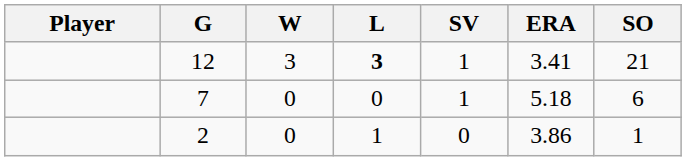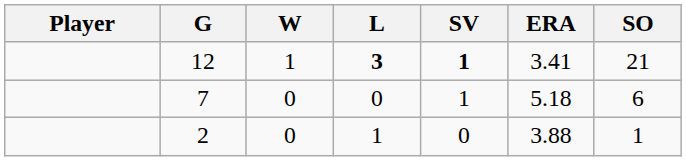(290, 60) 3 -> (290, 60) 1
(464, 60) normal -> (464, 60) bold
(551, 135) 3.86 -> (551, 135) 3.88
